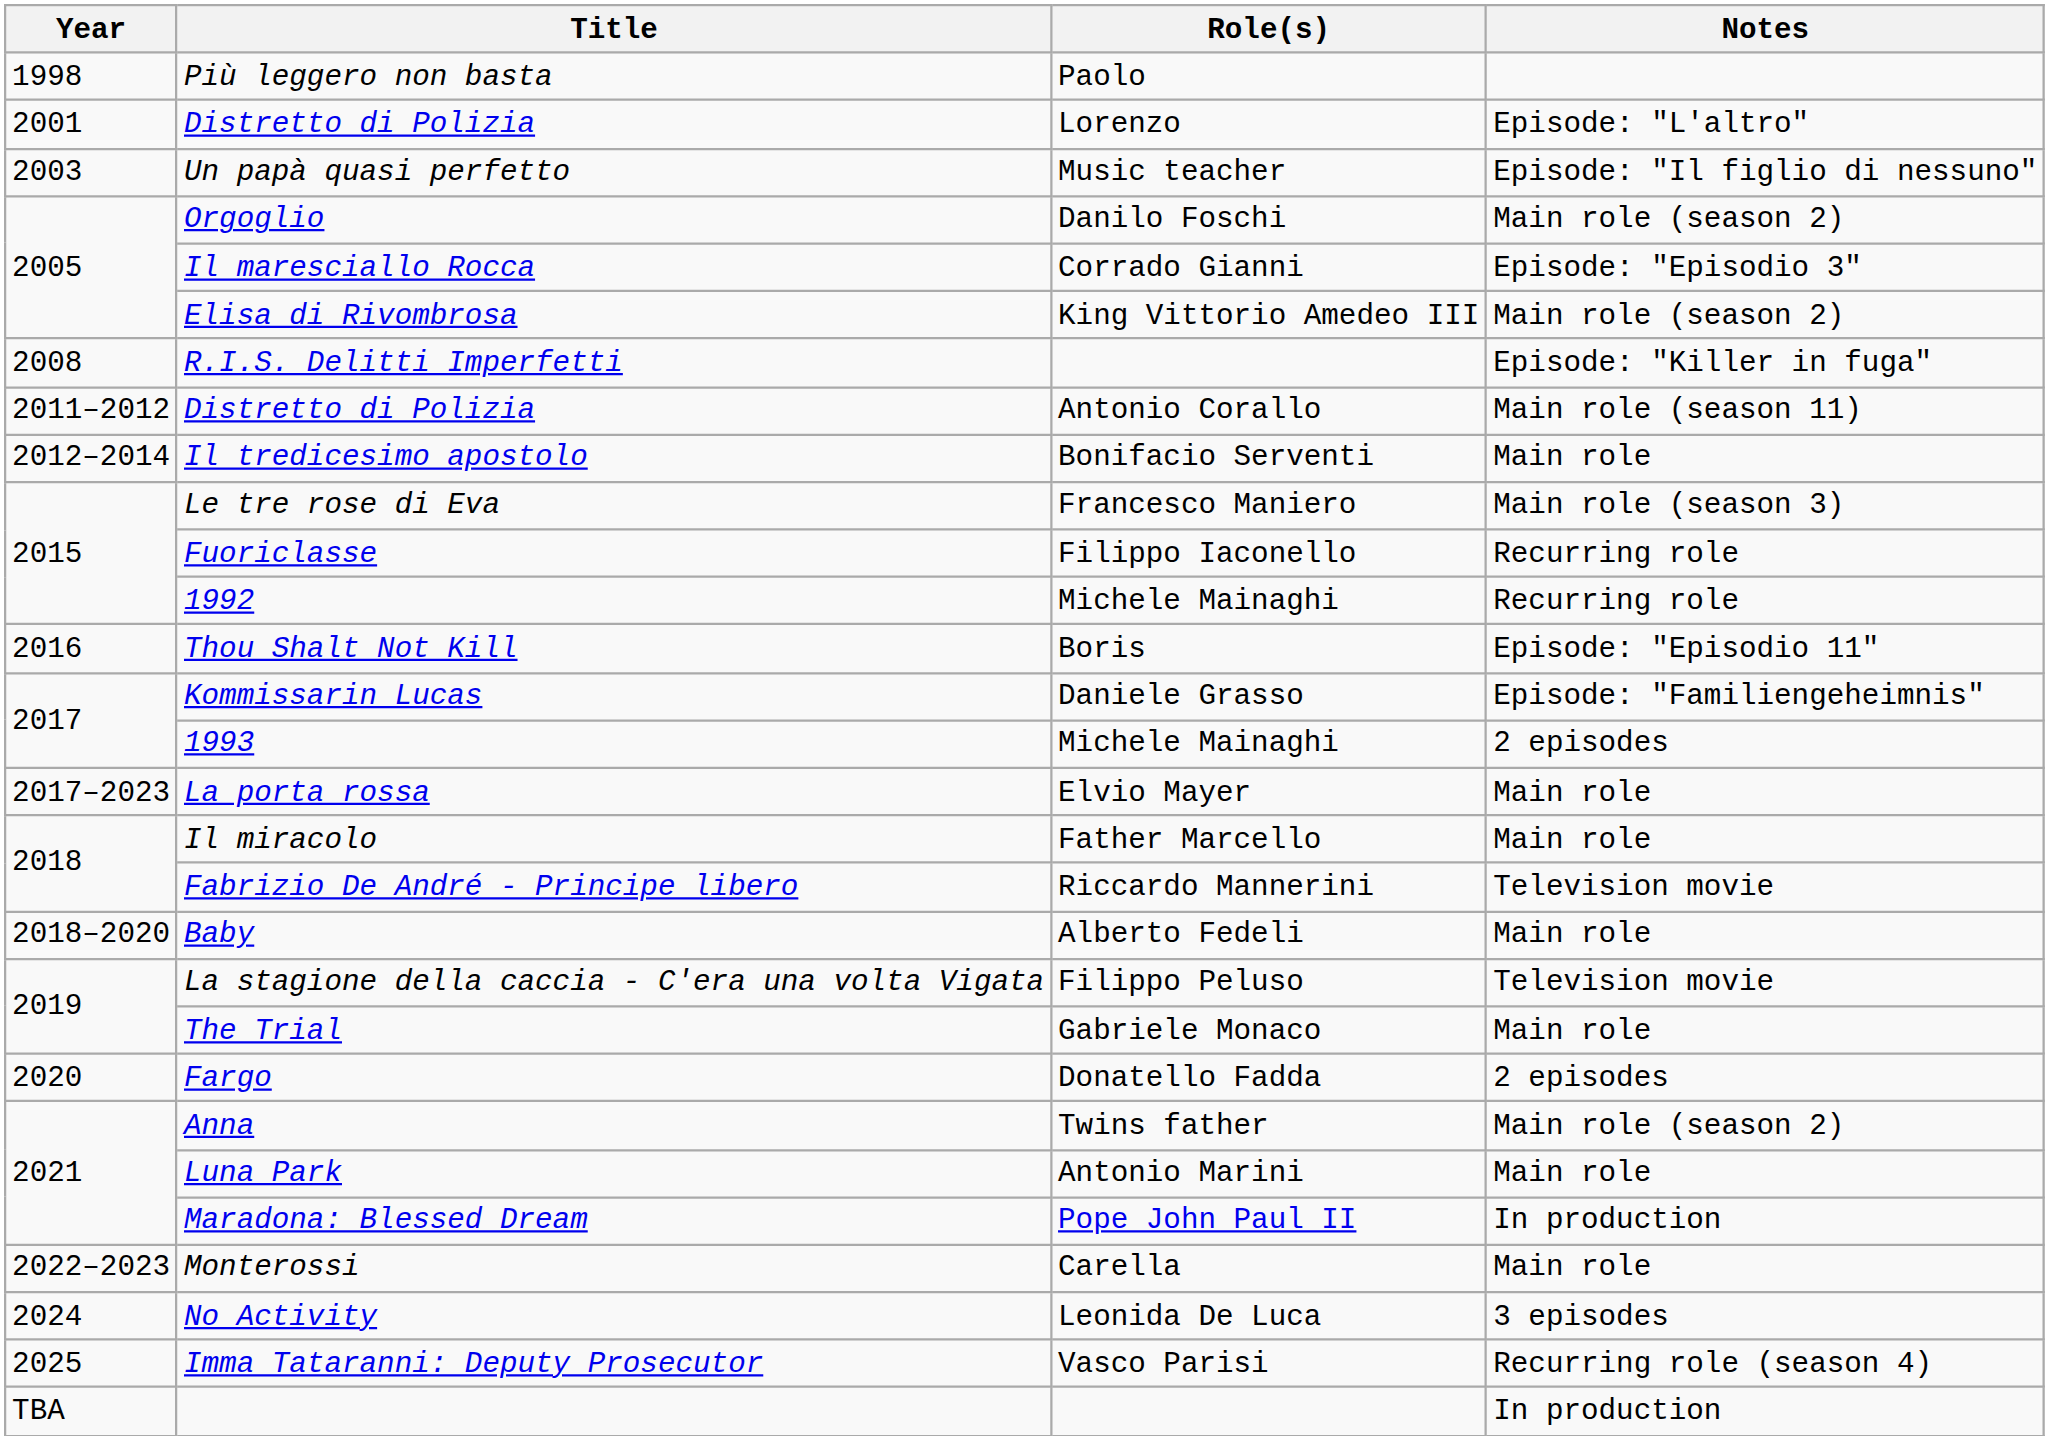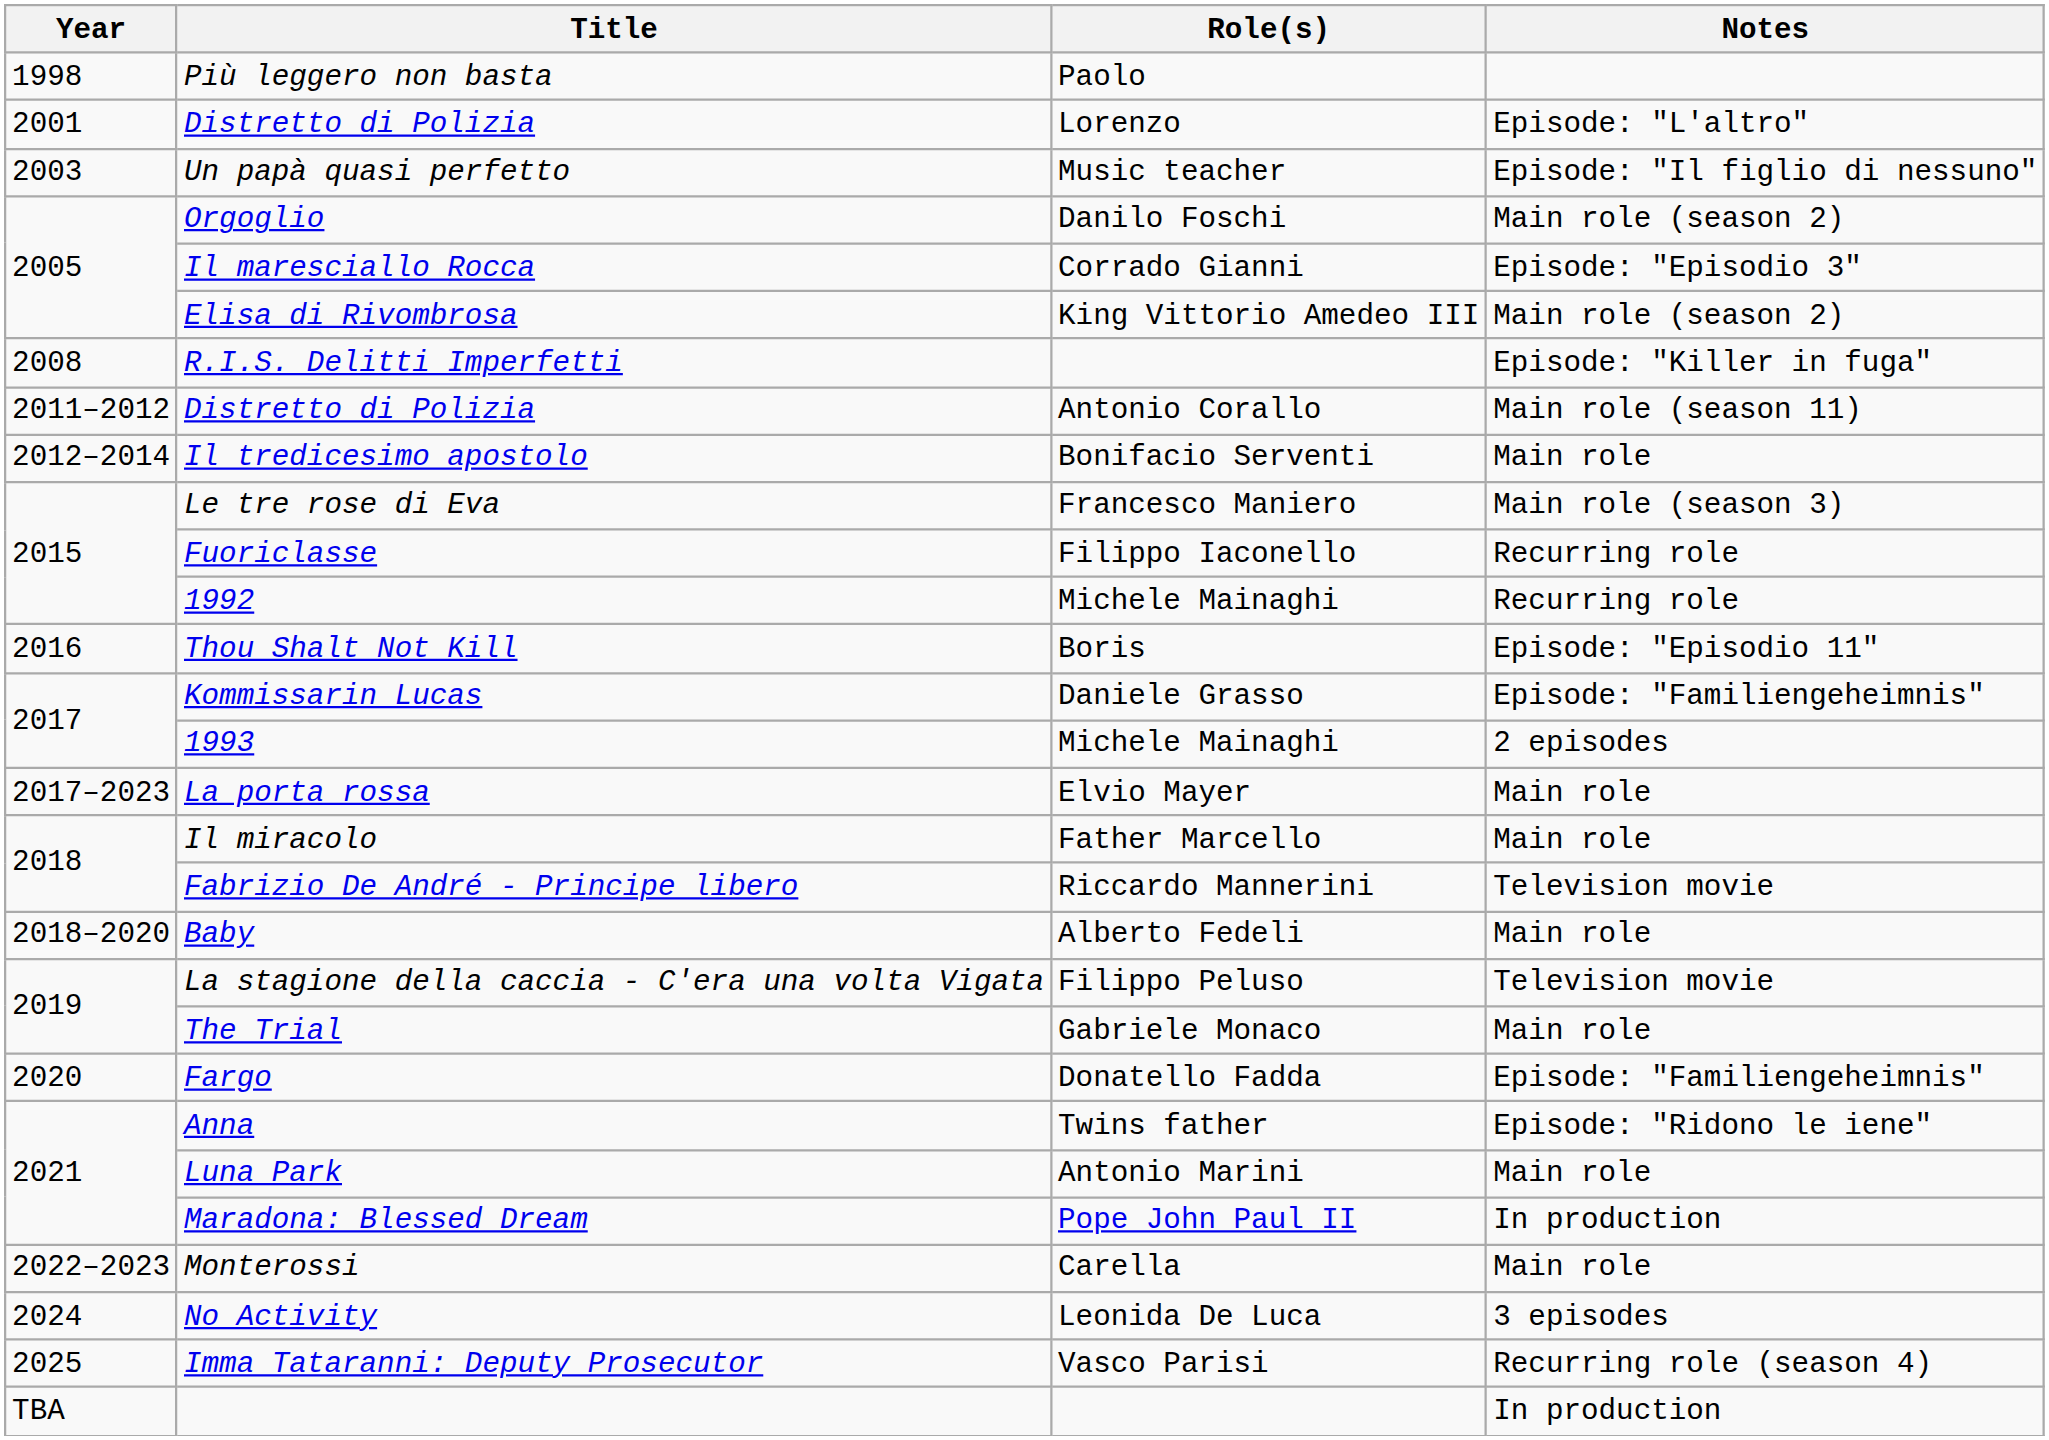(1581, 1078) 2 episodes -> (1739, 1078) Episode: "Familiengeheimnis"
(1669, 1125) Main role (season 2) -> (1713, 1125) Episode: "Ridono le iene"
